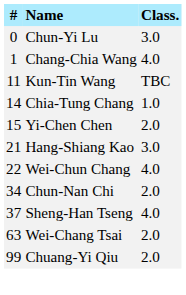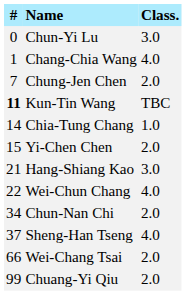+ row: (76, 81)
(14, 81) normal -> (14, 103) bold
(14, 235) 63 -> (14, 257) 66
